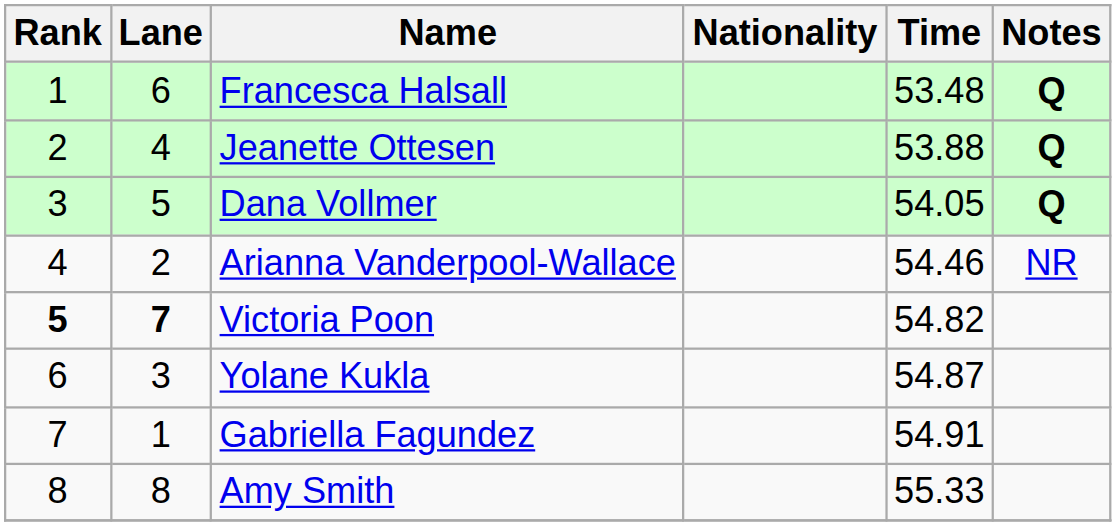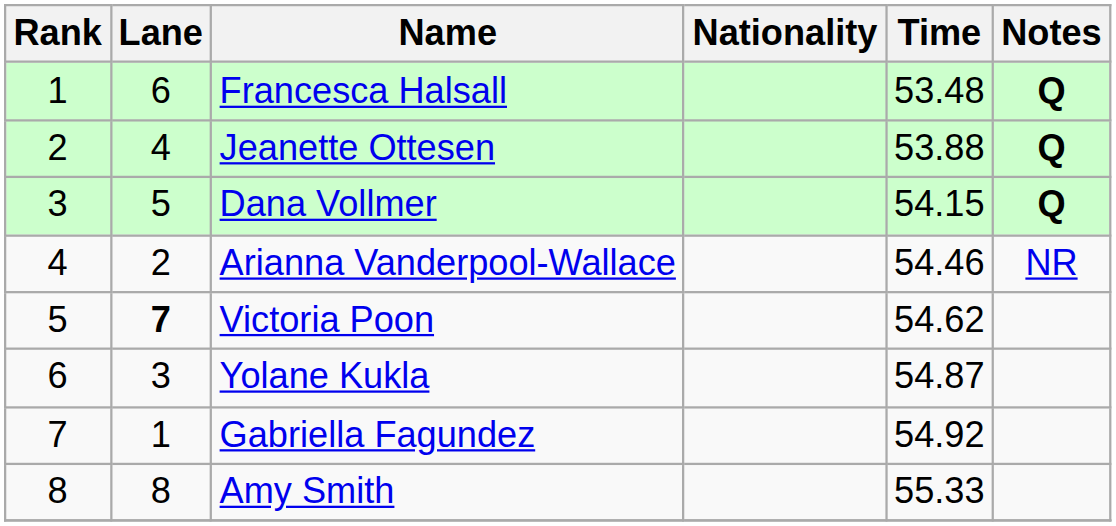(939, 205) 54.05 -> (939, 205) 54.15
(58, 319) bold -> (58, 319) normal
(939, 319) 54.82 -> (939, 319) 54.62
(939, 434) 54.91 -> (939, 434) 54.92
